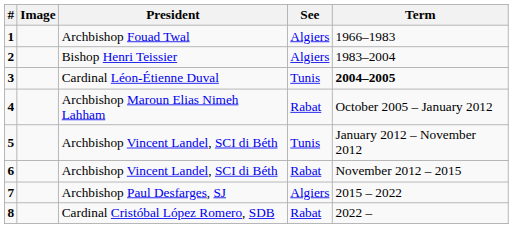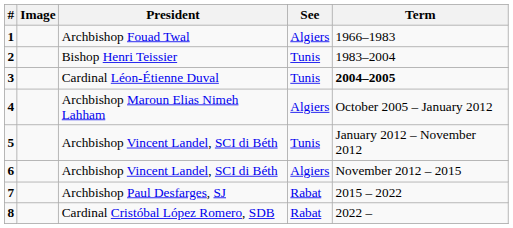(310, 57) Algiers -> (305, 57) Tunis
(306, 106) Rabat -> (310, 106) Algiers
(306, 171) Rabat -> (310, 171) Algiers
(310, 192) Algiers -> (306, 192) Rabat
